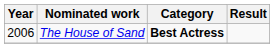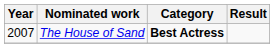(21, 33) 2006 -> (21, 33) 2007
